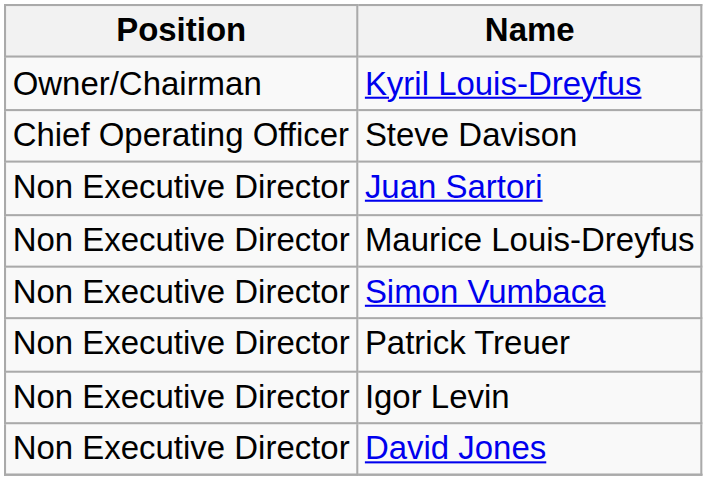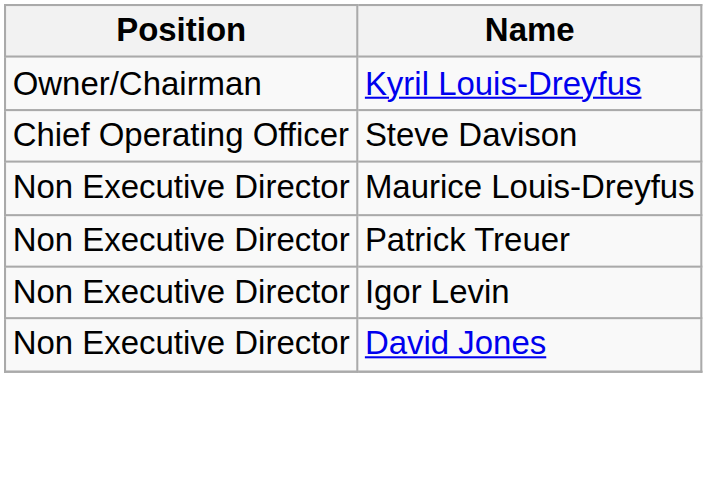- row: (454, 187)
- row: (485, 291)
